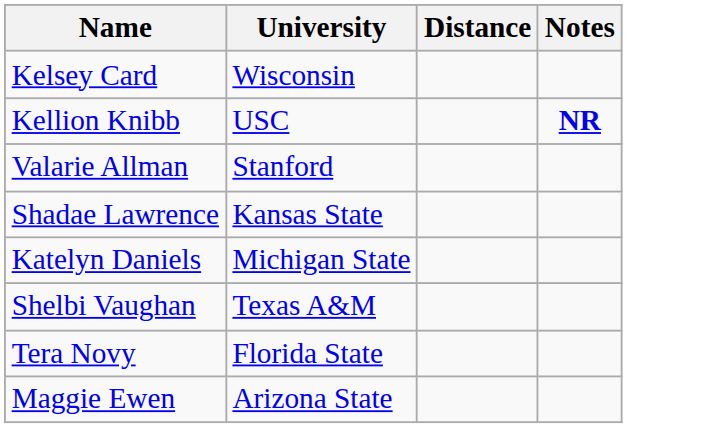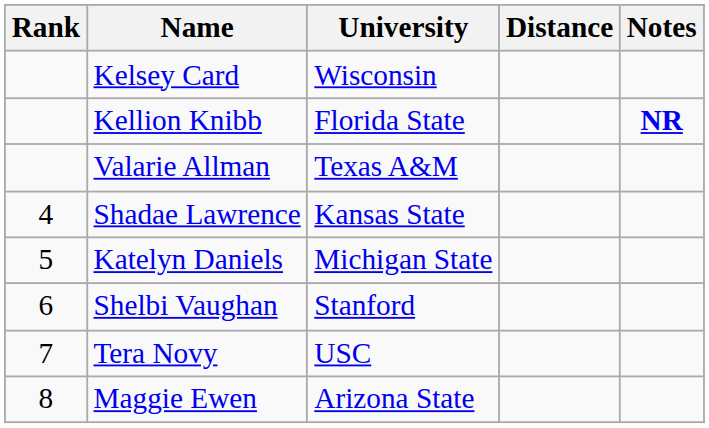+ column: (46, 27)
(261, 120) USC -> (390, 120) Florida State
(283, 167) Stanford -> (386, 167) Texas A&M
(304, 306) Texas A&M -> (365, 306) Stanford
(308, 352) Florida State -> (343, 352) USC
